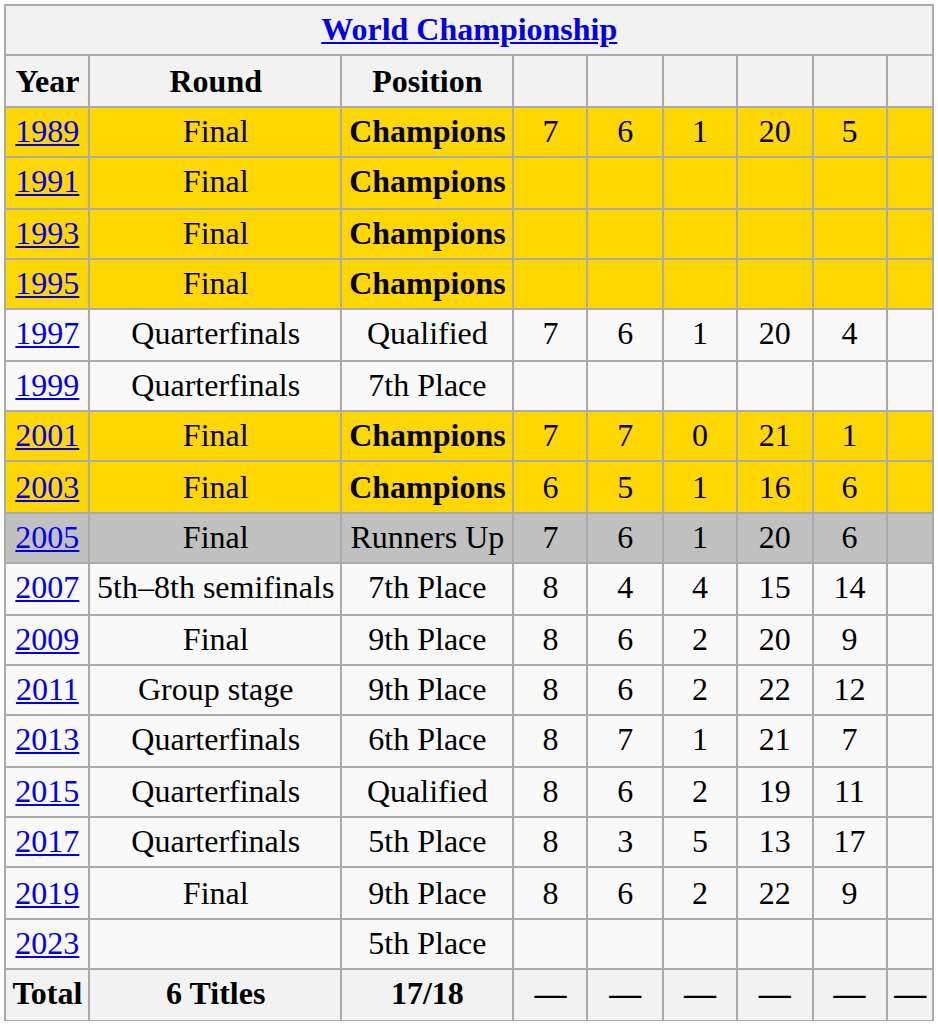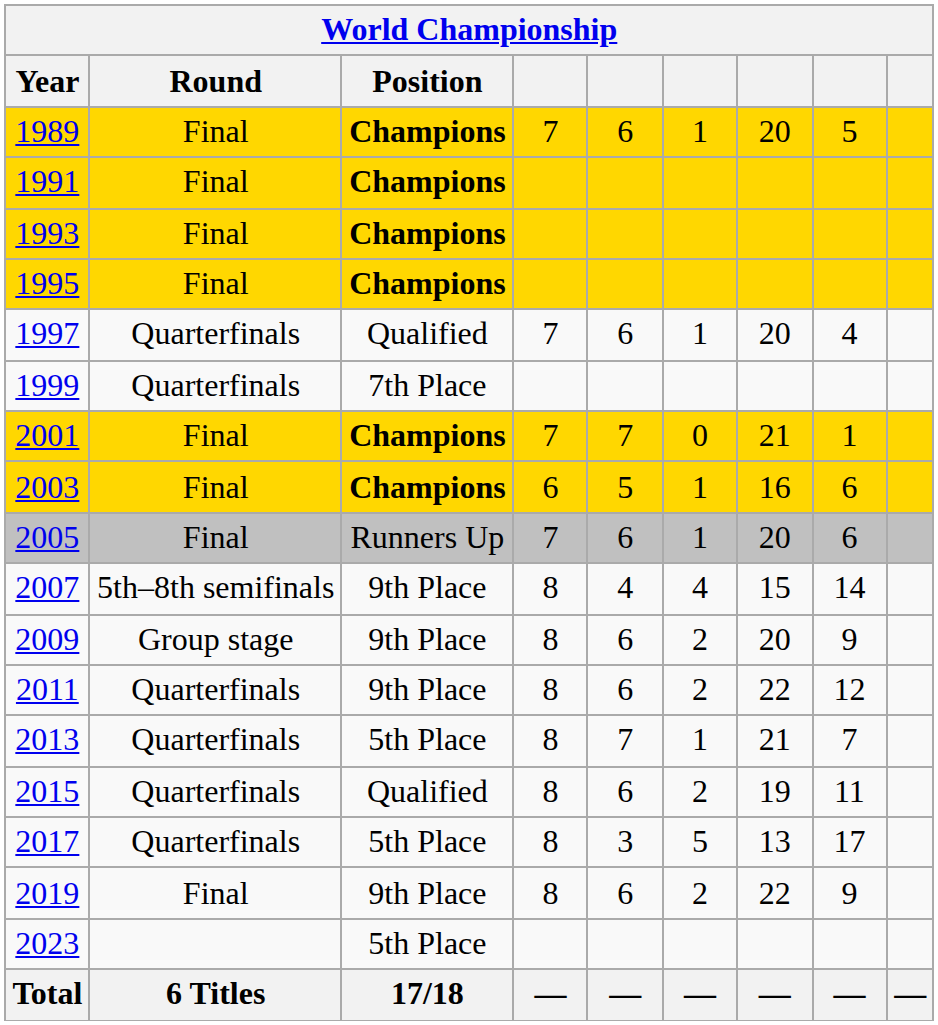(427, 588) 7th Place -> (427, 588) 9th Place
(216, 638) Final -> (216, 638) Group stage
(216, 689) Group stage -> (216, 689) Quarterfinals
(427, 740) 6th Place -> (427, 740) 5th Place
